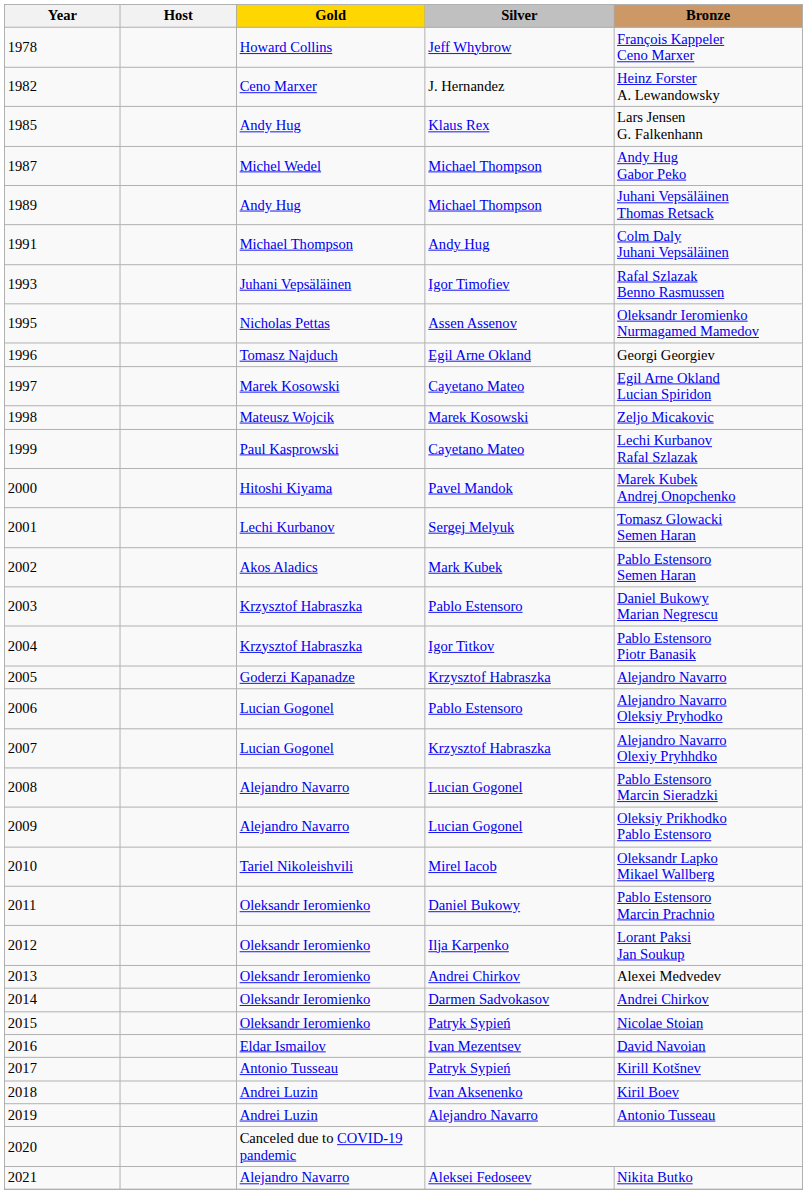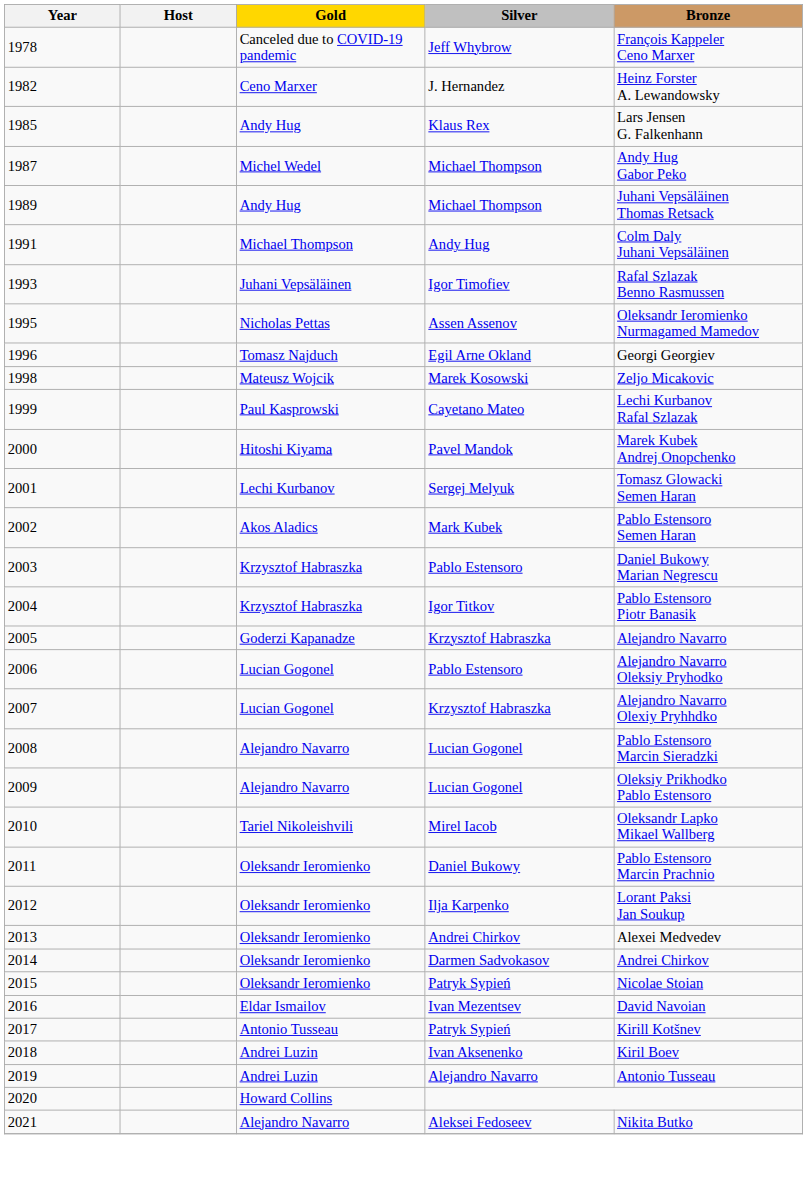(286, 47) Howard Collins -> (321, 47) Canceled due to COVID-19 pandemic
- row: (22, 386)
(321, 1146) Canceled due to COVID-19 pandemic -> (286, 1098) Howard Collins
